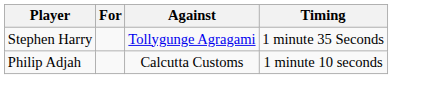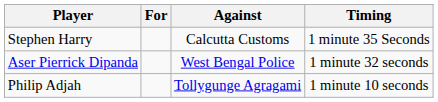(192, 39) Tollygunge Agragami -> (238, 39) Calcutta Customs
+ row: (73, 62)
(192, 62) Calcutta Customs -> (238, 85) Tollygunge Agragami
